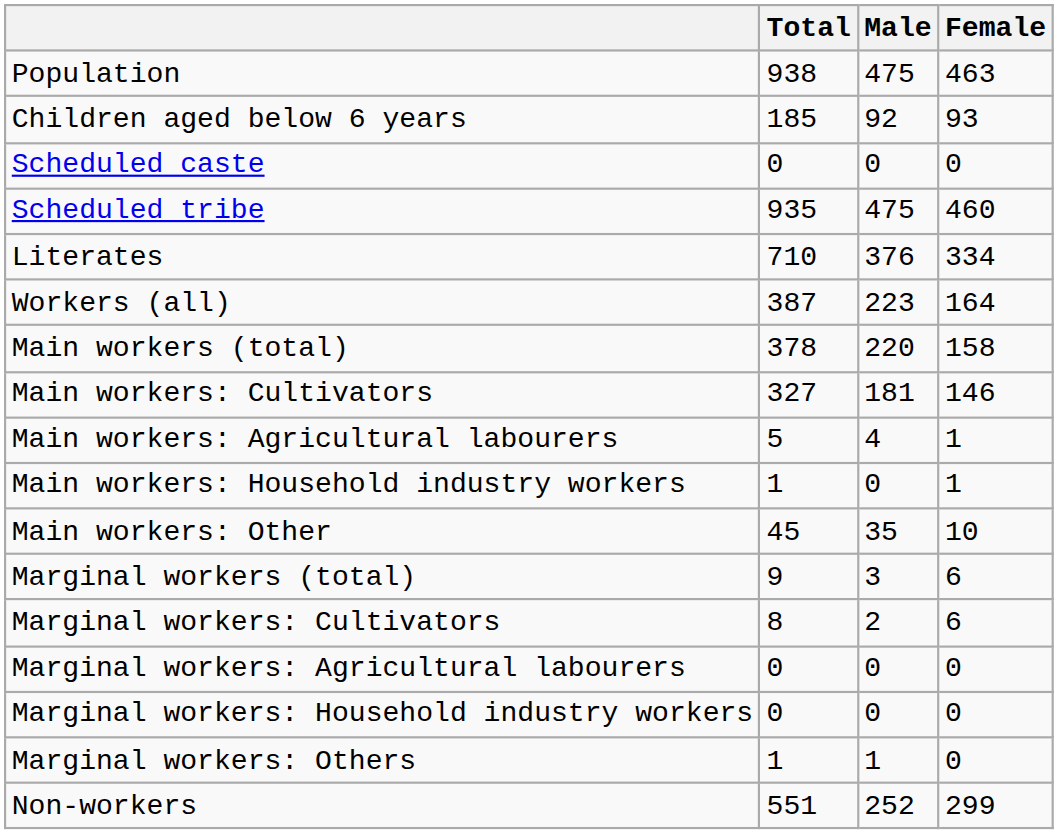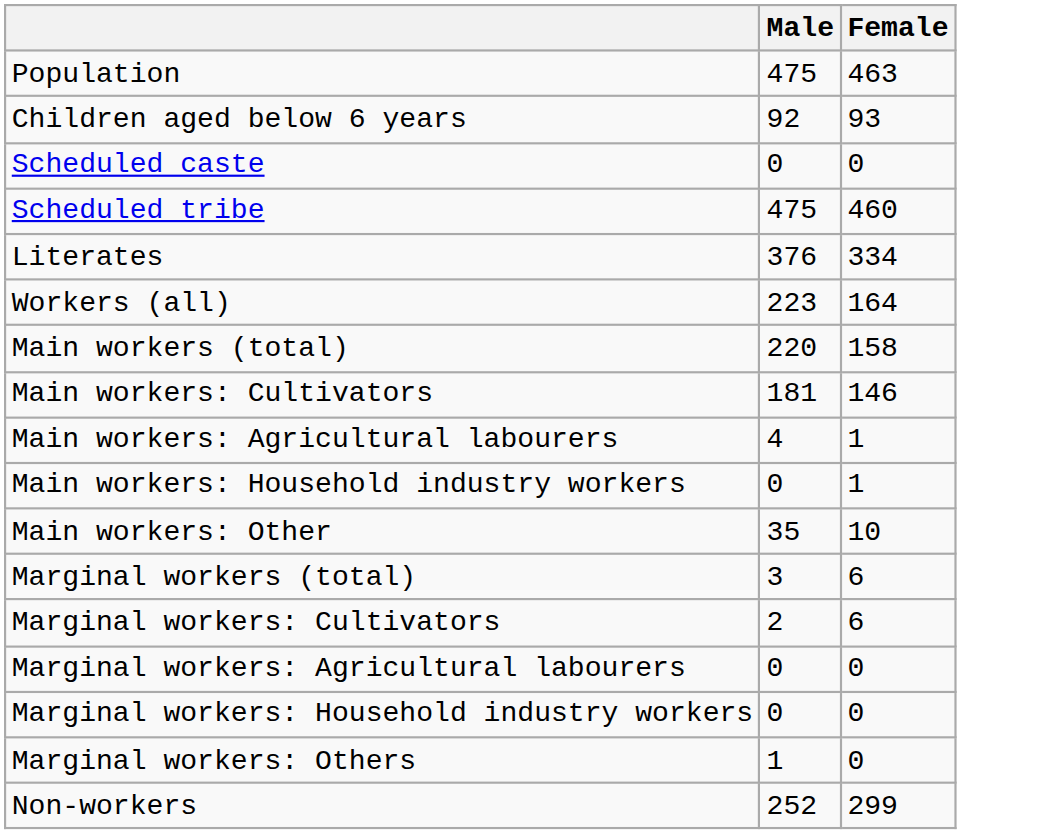- column: (809, 28)
